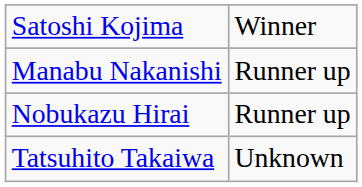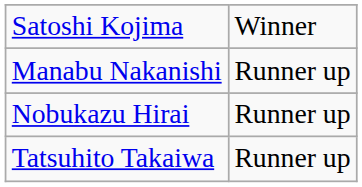(289, 158) Unknown -> (292, 158) Runner up
